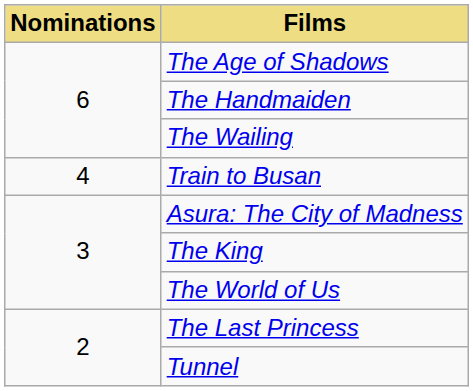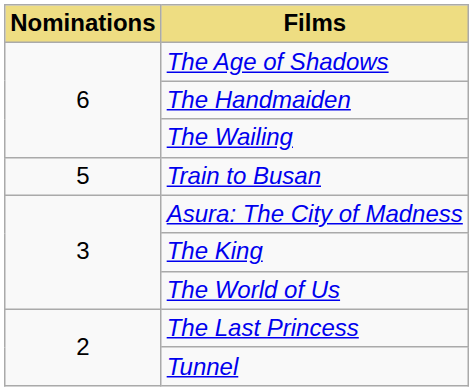(83, 175) 4 -> (83, 175) 5
